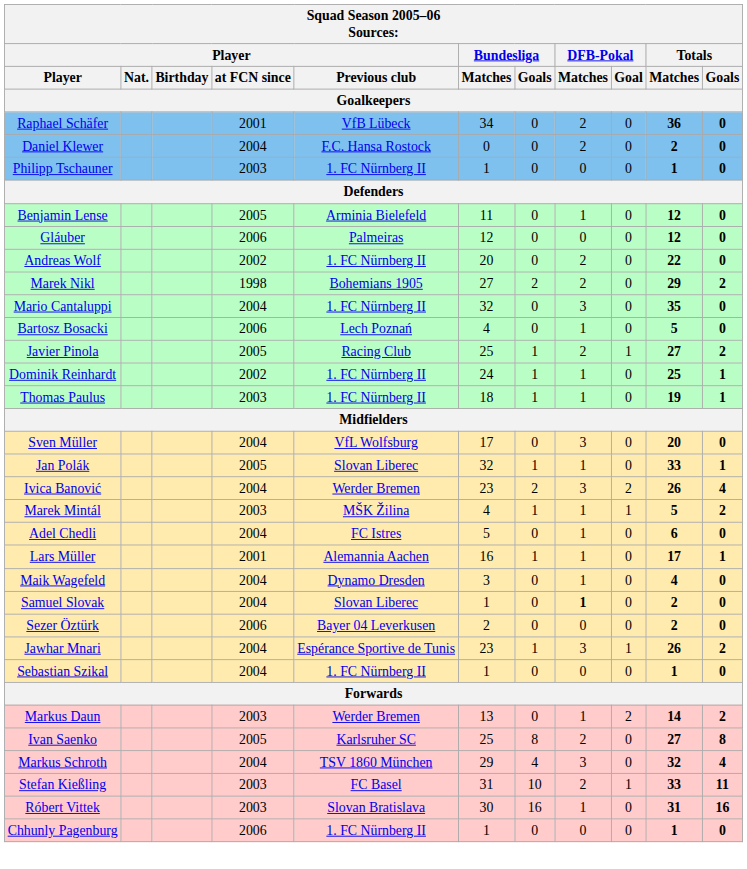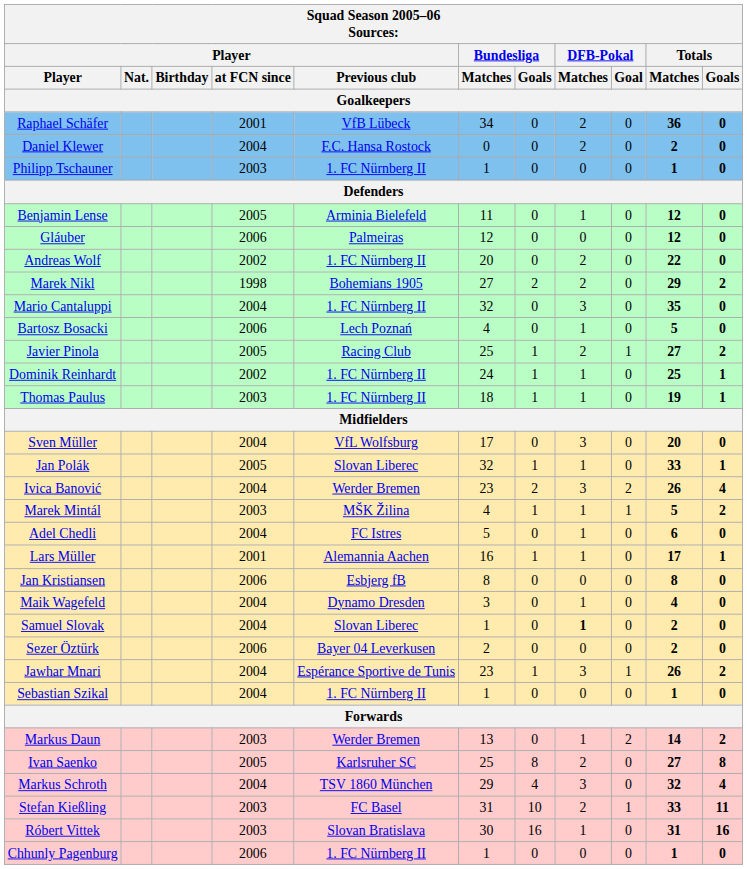+ row: (63, 579)
